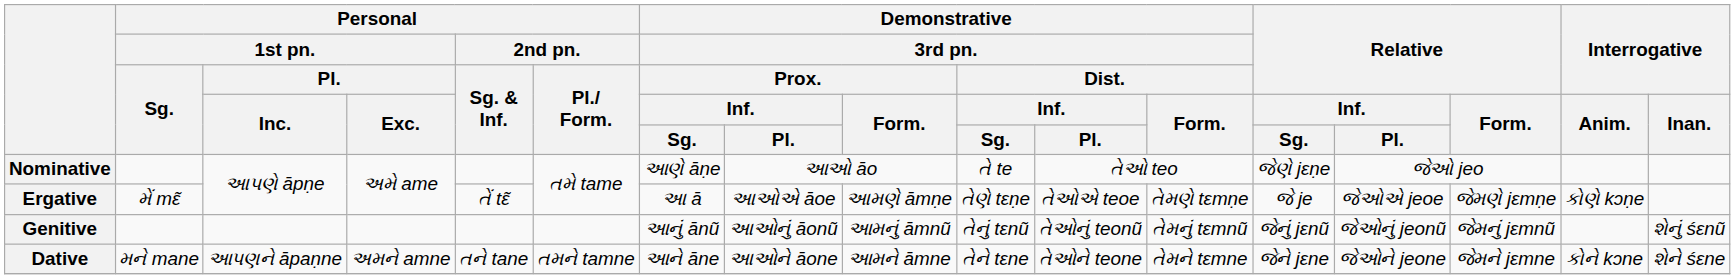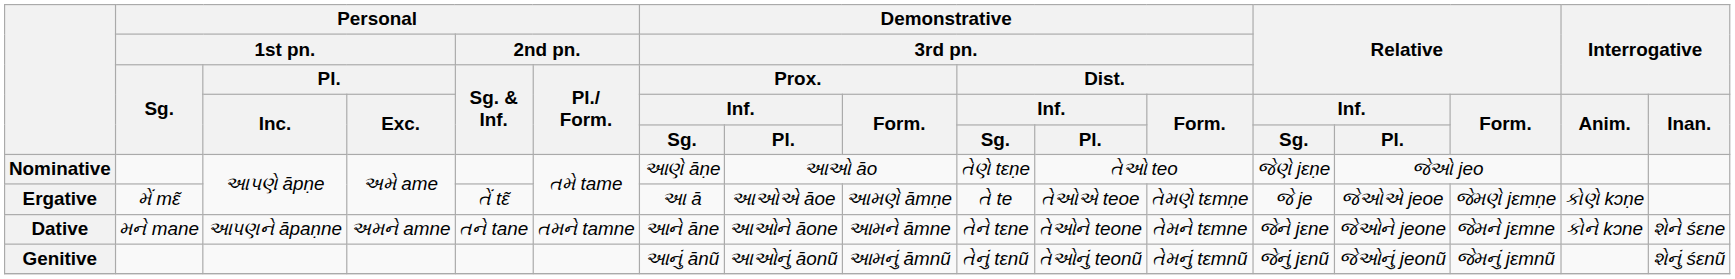(995, 169) તે te -> (995, 169) તેણે tɛṇe
(995, 199) તેણે tɛṇe -> (995, 199) તે te
rows swapped: (60, 259) <-> (60, 229)
